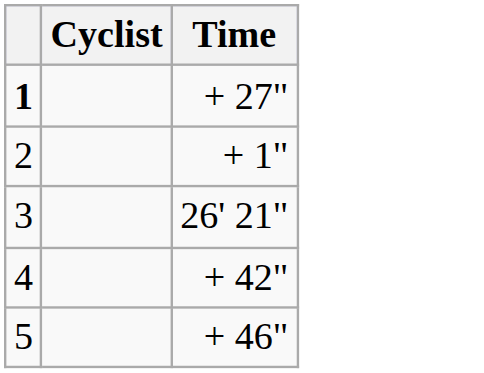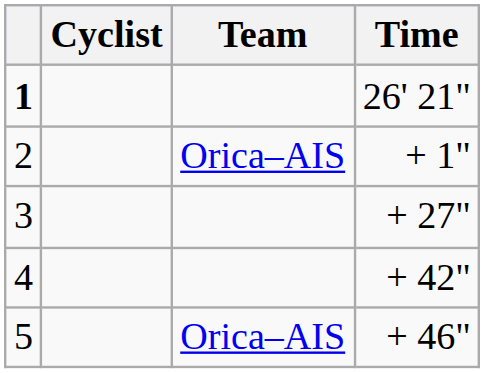+ column: (263, 34)
(246, 95) + 27" -> (417, 95) 26' 21"
(234, 215) 26' 21" -> (429, 215) + 27"
